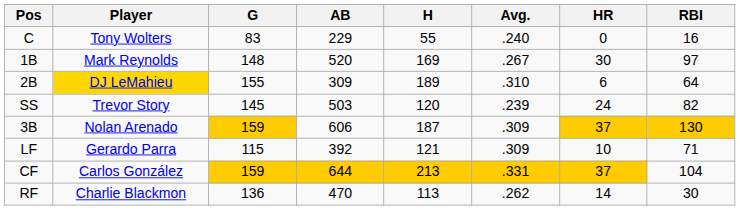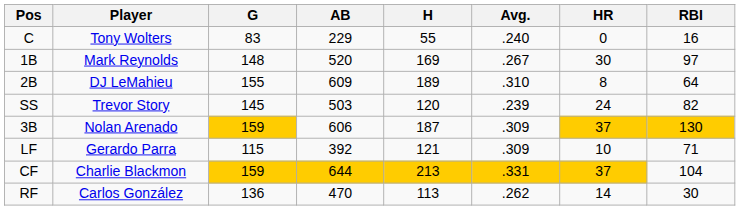(131, 82) gold background -> (131, 82) no background
(340, 82) 309 -> (340, 82) 609
(603, 82) 6 -> (603, 82) 8
(131, 171) Carlos González -> (131, 171) Charlie Blackmon
(131, 194) Charlie Blackmon -> (131, 194) Carlos González
